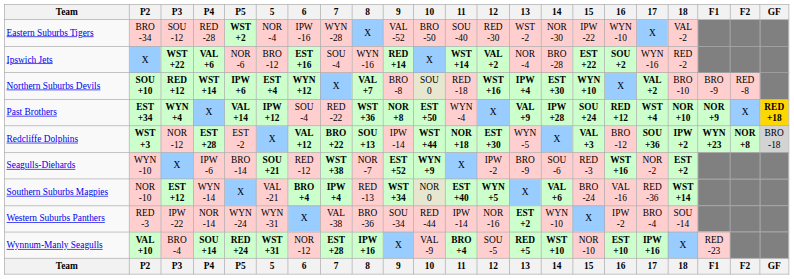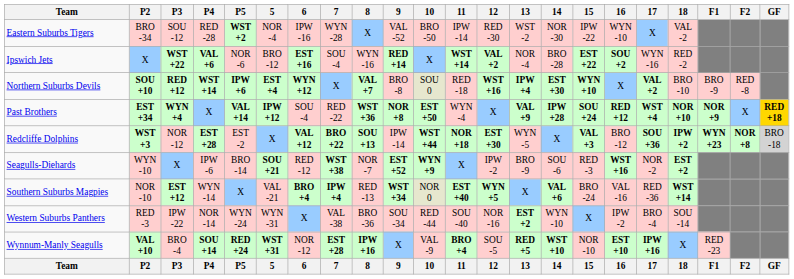(461, 32) SOU -40 -> (461, 32) IPW -14
(461, 218) IPW -14 -> (461, 218) SOU -40
